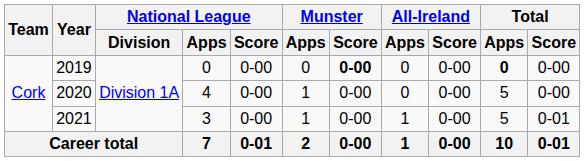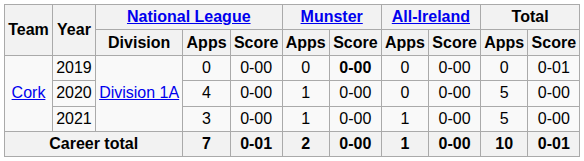(504, 67) bold -> (504, 67) normal
(554, 67) 0-00 -> (554, 67) 0-01
(554, 118) 0-01 -> (554, 118) 0-00
